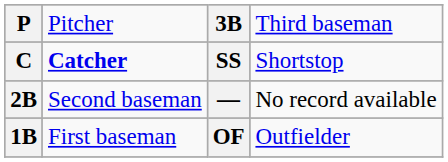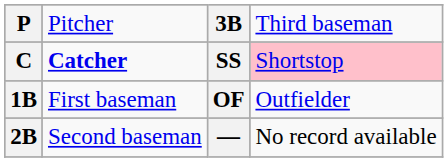(299, 60) no background -> (299, 60) pink background
rows swapped: (229, 136) <-> (229, 98)
